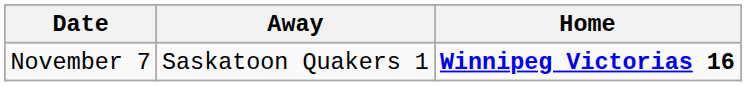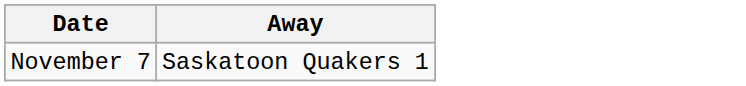- column: (587, 24)
